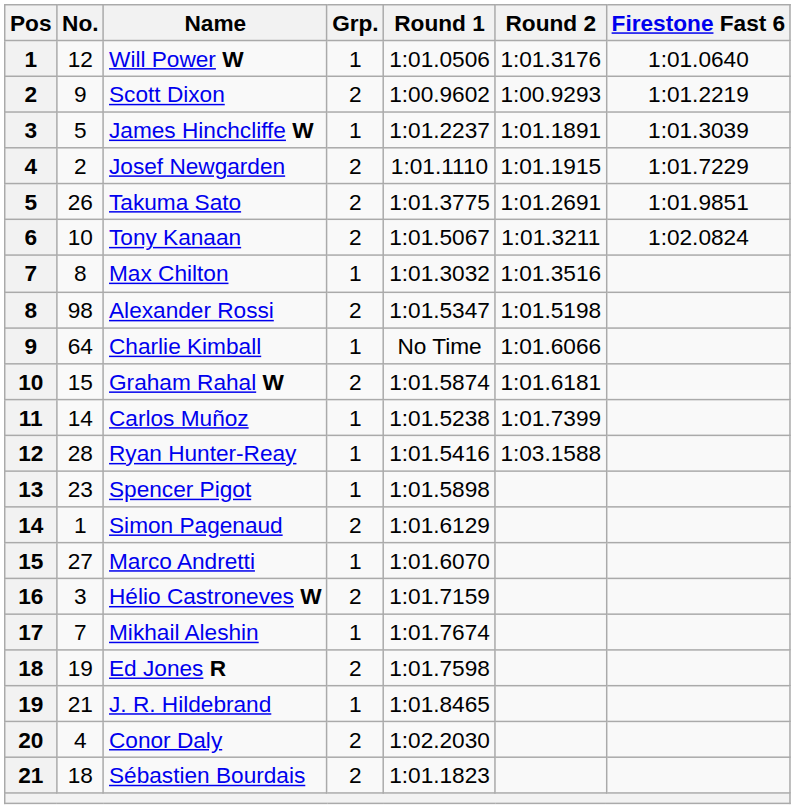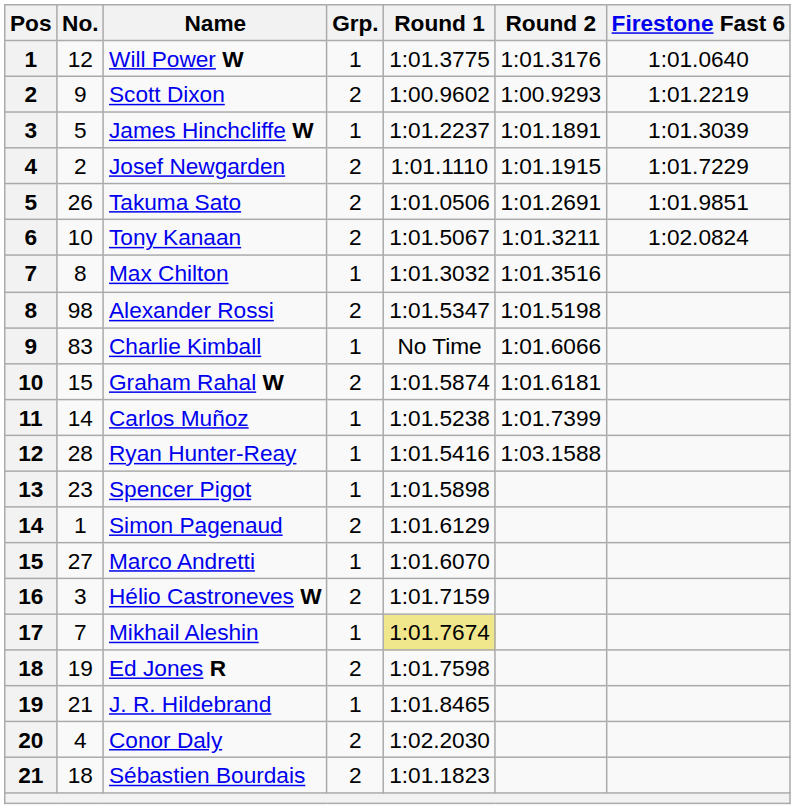(440, 59) 1:01.0506 -> (440, 59) 1:01.3775
(440, 202) 1:01.3775 -> (440, 202) 1:01.0506
(80, 346) 64 -> (80, 346) 83
(440, 632) no background -> (440, 632) khaki background
